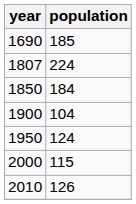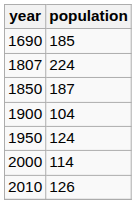(62, 89) 184 -> (62, 89) 187
(62, 162) 115 -> (62, 162) 114
